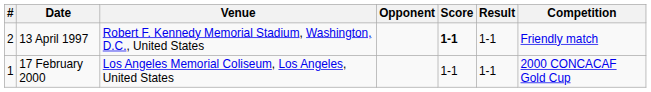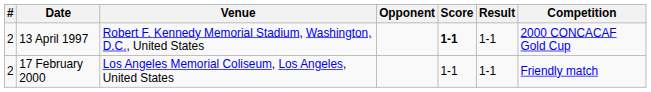(559, 39) Friendly match -> (569, 39) 2000 CONCACAF Gold Cup
(10, 71) 1 -> (10, 71) 2
(569, 71) 2000 CONCACAF Gold Cup -> (559, 71) Friendly match
